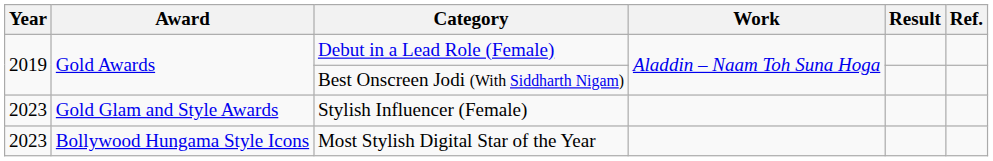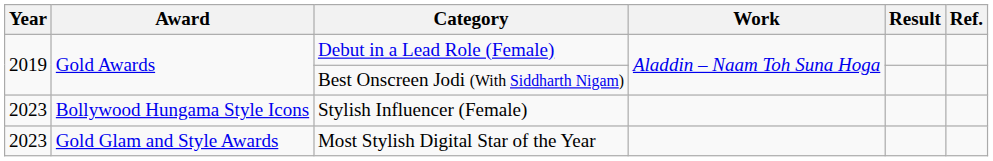(167, 110) Gold Glam and Style Awards -> (183, 110) Bollywood Hungama Style Icons
(183, 140) Bollywood Hungama Style Icons -> (167, 140) Gold Glam and Style Awards
